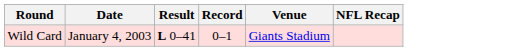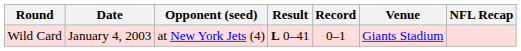+ column: (211, 14)
